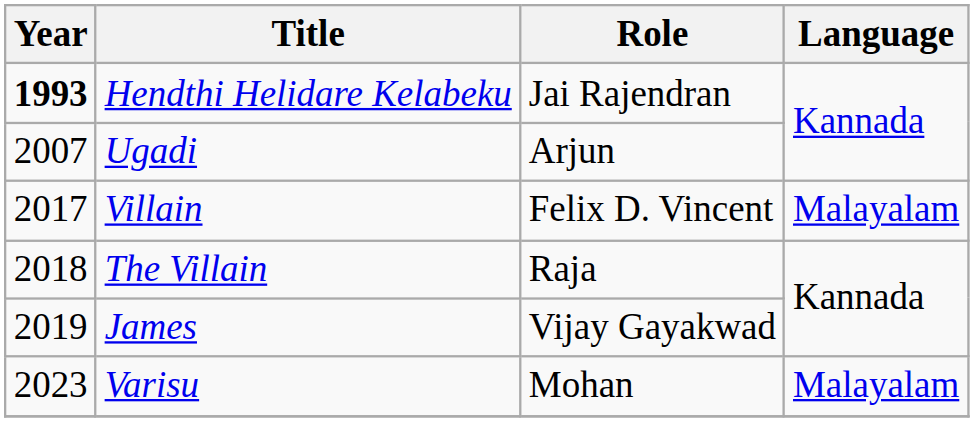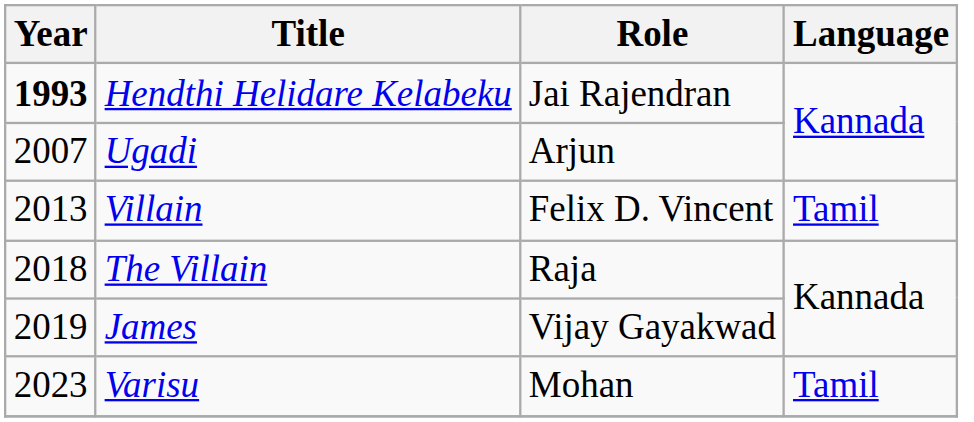(51, 209) 2017 -> (51, 209) 2013
(876, 209) Malayalam -> (836, 209) Tamil
(876, 385) Malayalam -> (836, 385) Tamil
